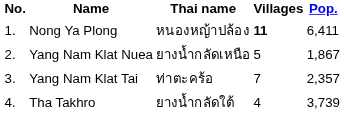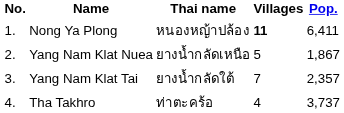(185, 78) ท่าตะคร้อ -> (195, 78) ยางน้ำกลัดใต้
(195, 102) ยางน้ำกลัดใต้ -> (185, 102) ท่าตะคร้อ
(323, 102) 3,739 -> (323, 102) 3,737
